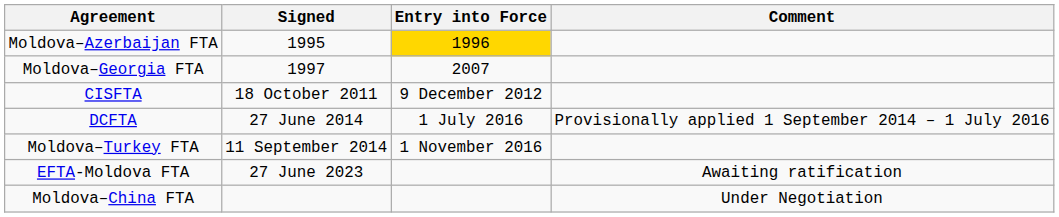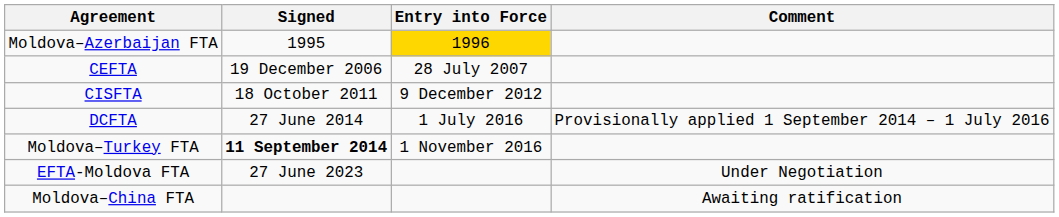- row: (113, 69)
+ row: (113, 69)
(306, 147) normal -> (306, 147) bold
(802, 173) Awaiting ratification -> (802, 173) Under Negotiation
(802, 198) Under Negotiation -> (802, 198) Awaiting ratification
